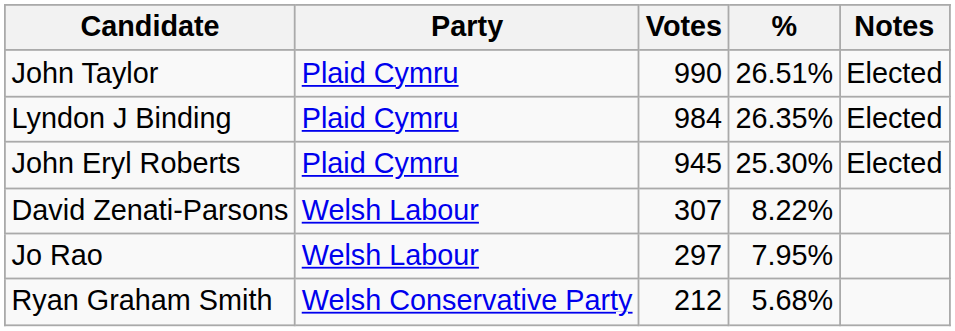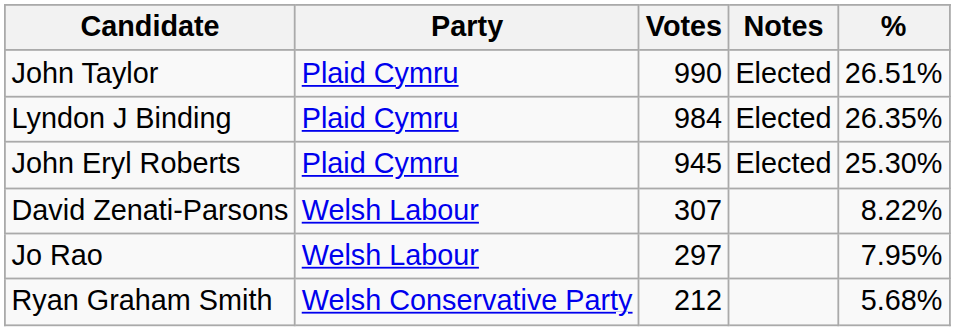columns swapped: (784, 27) <-> (894, 27)
